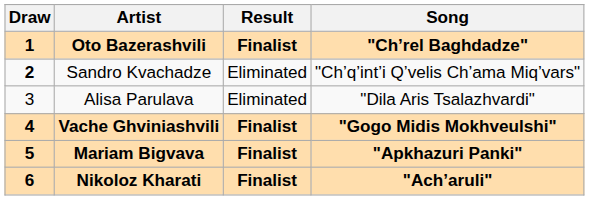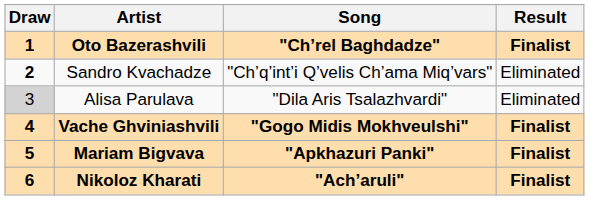columns swapped: (448, 18) <-> (267, 18)
(30, 99) no background -> (30, 99) lightgrey background
